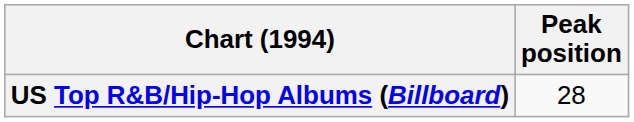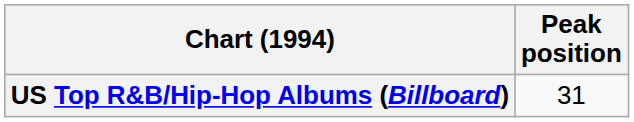(571, 95) 28 -> (571, 95) 31
